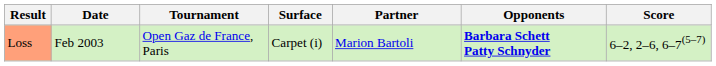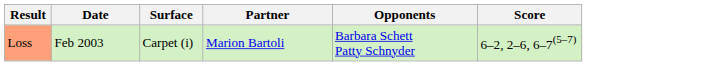- column: (204, 14)
(507, 43) bold -> (375, 43) normal
